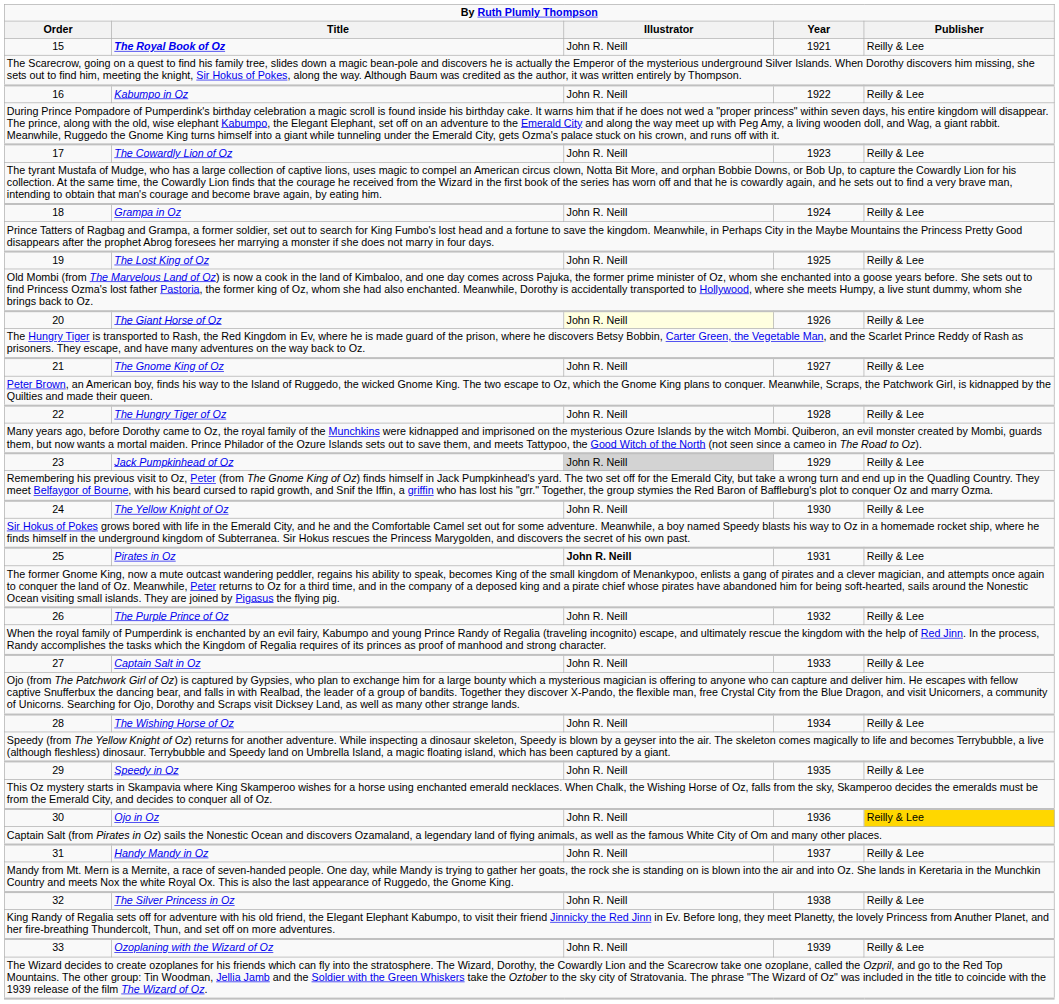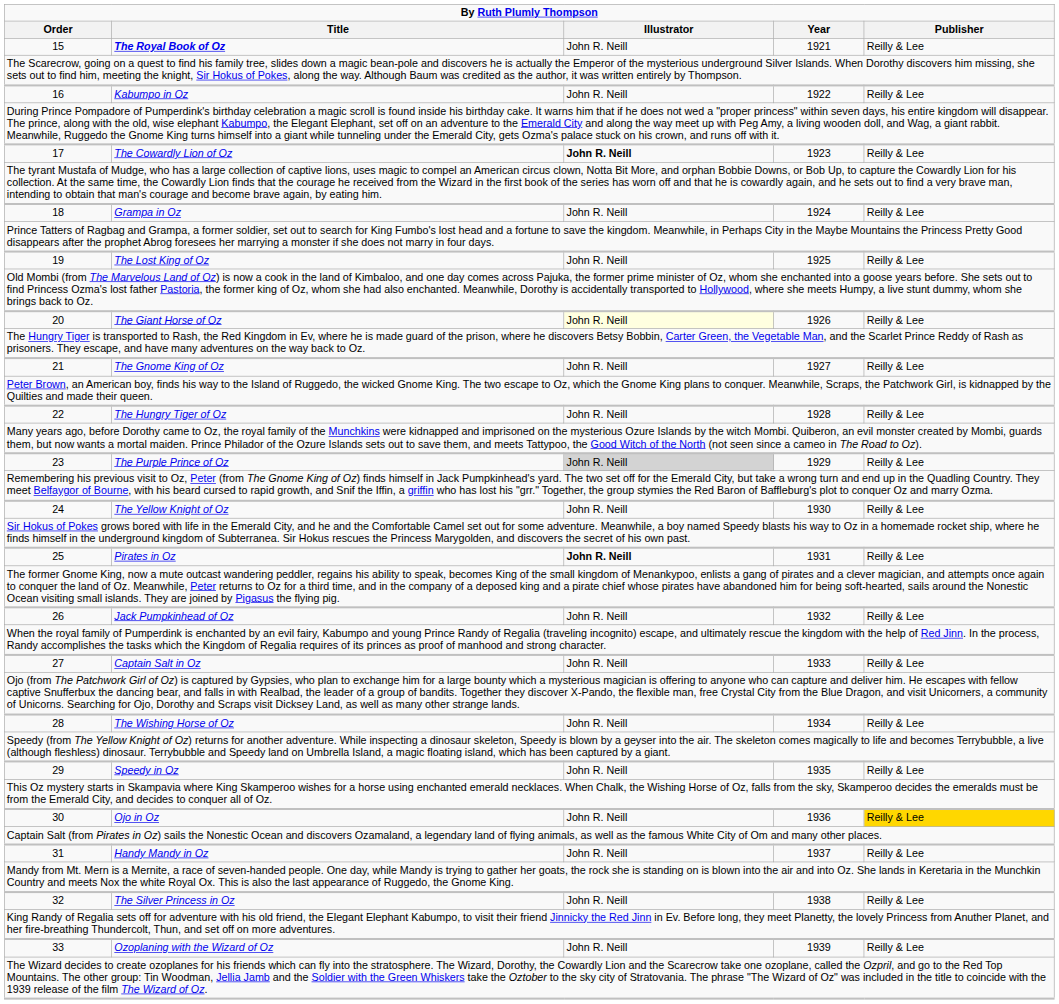(597, 153) normal -> (599, 153) bold
(174, 462) Jack Pumpkinhead of Oz -> (172, 462) The Purple Prince of Oz
(172, 616) The Purple Prince of Oz -> (174, 616) Jack Pumpkinhead of Oz
